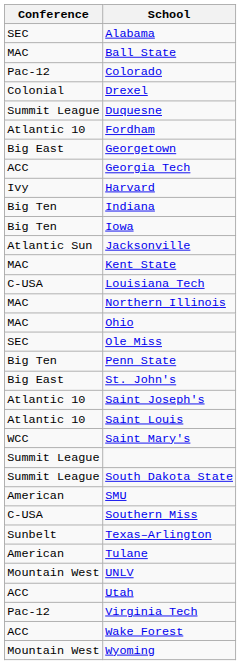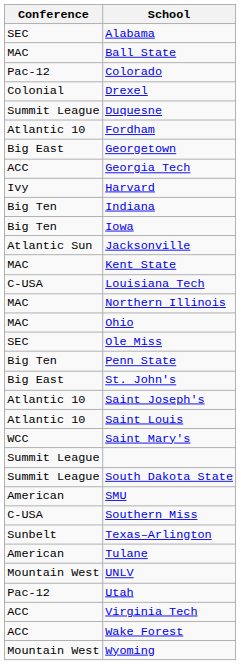(18, 593) ACC -> (29, 593) Pac-12
(29, 612) Pac-12 -> (18, 612) ACC
